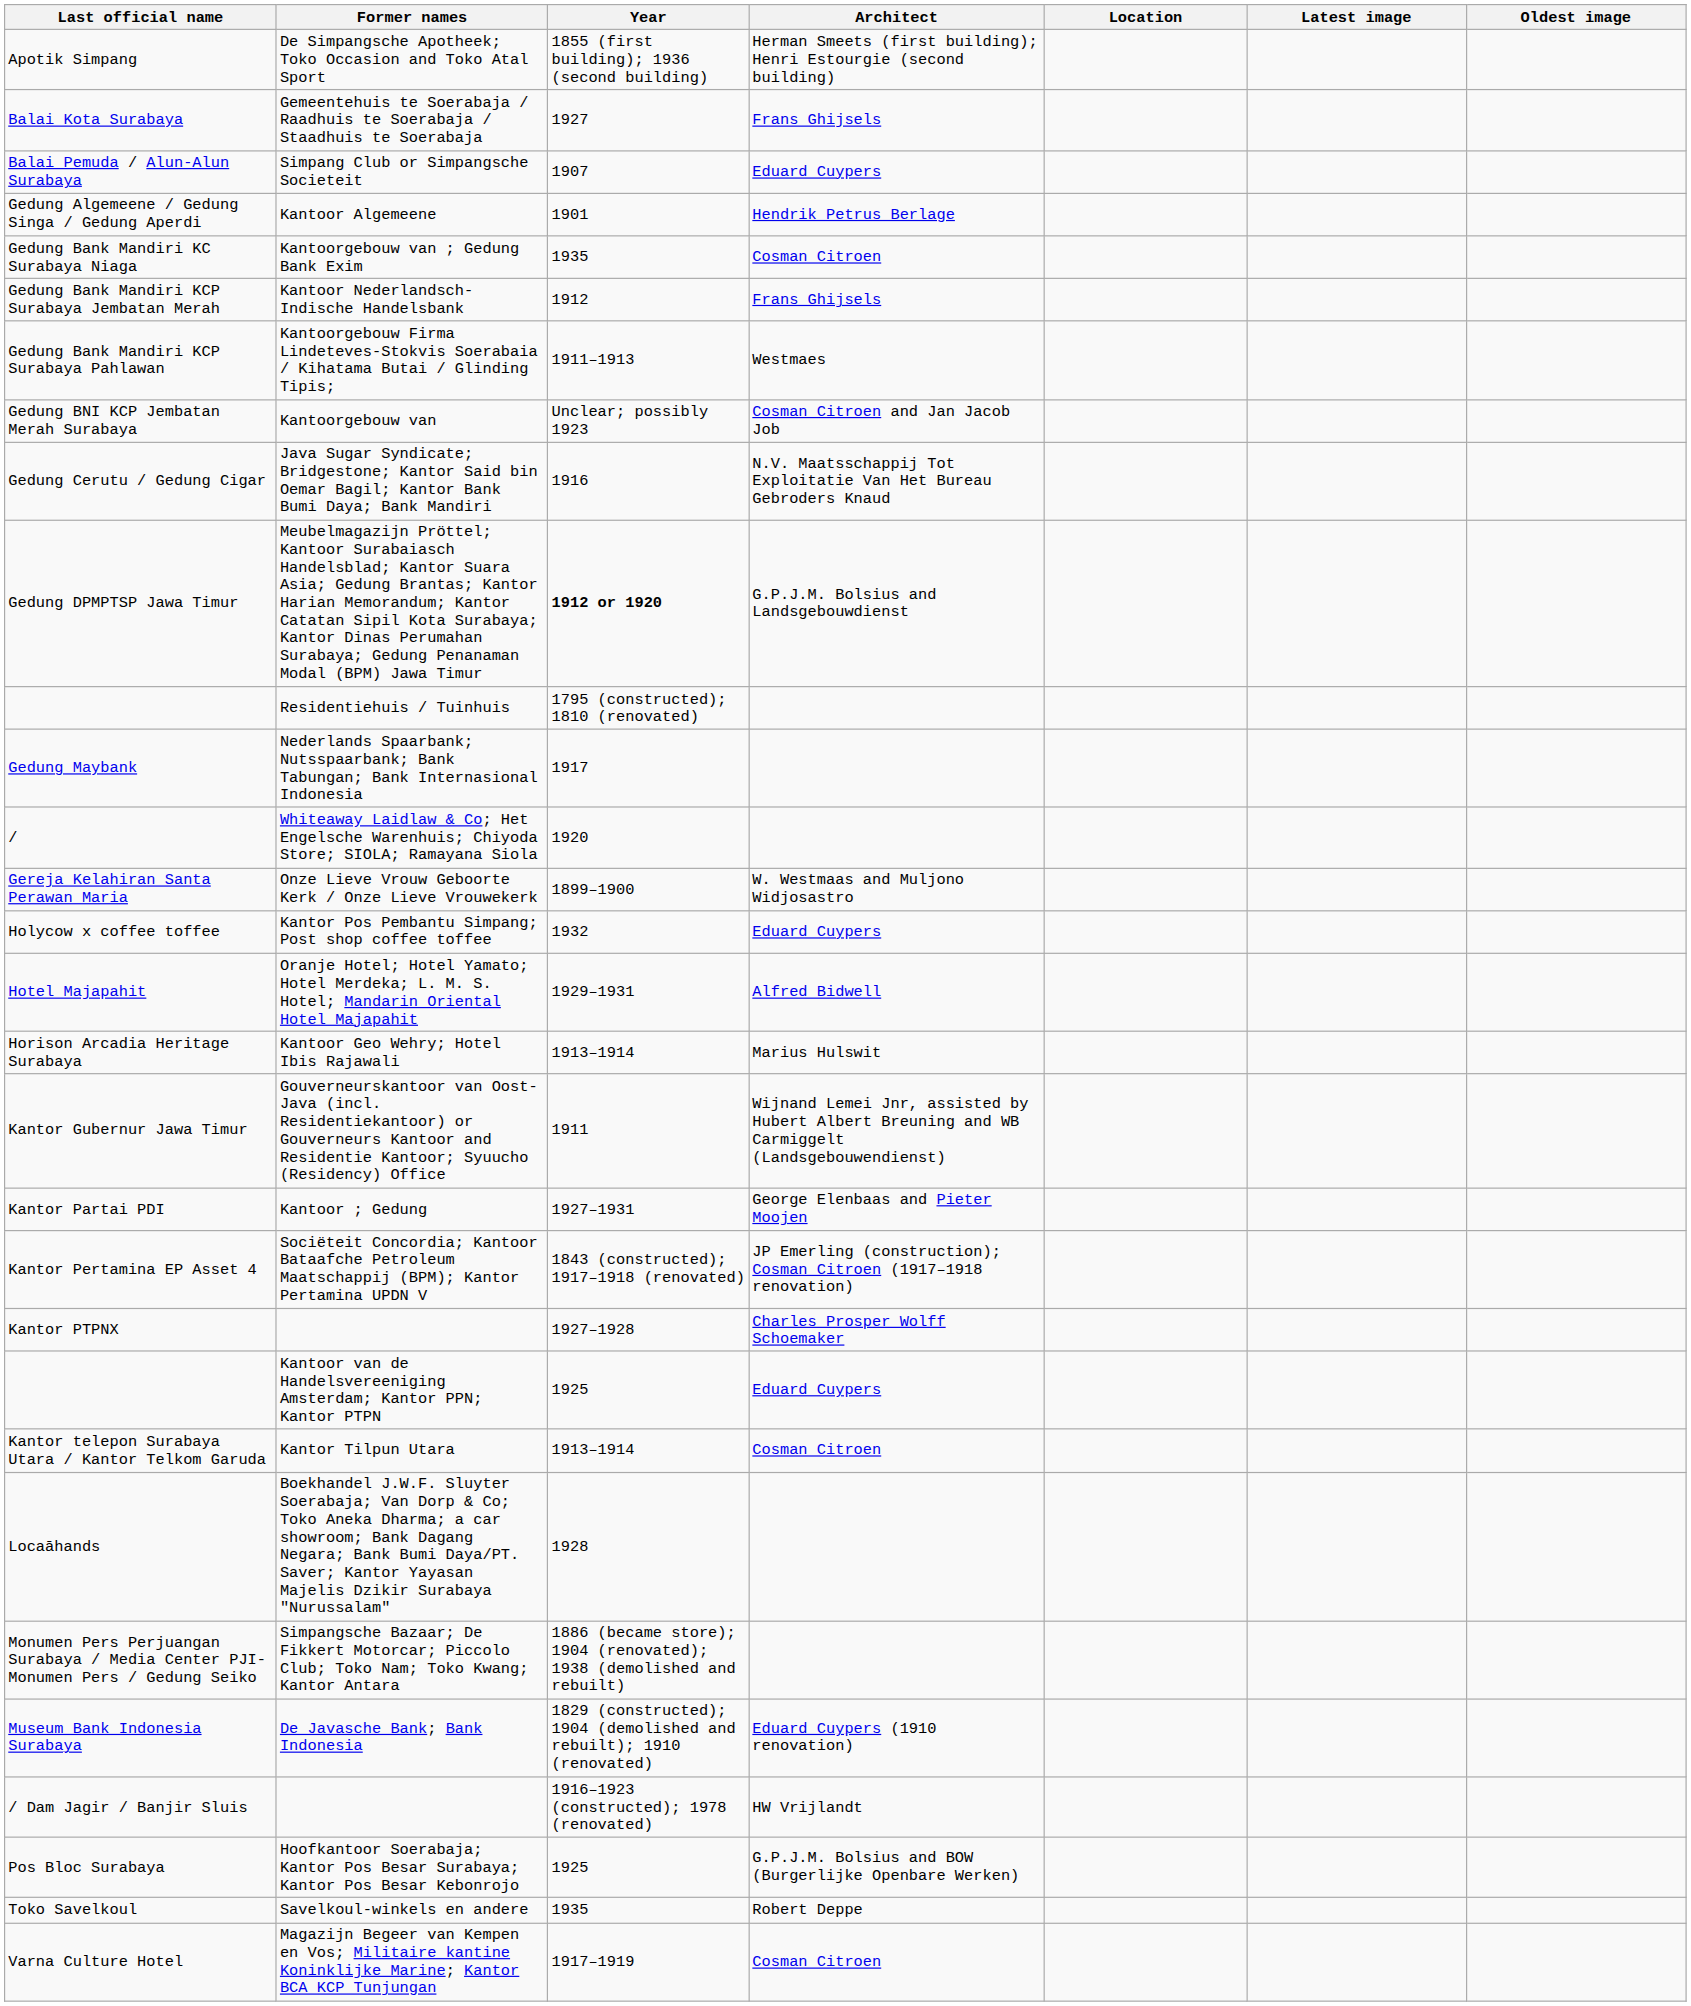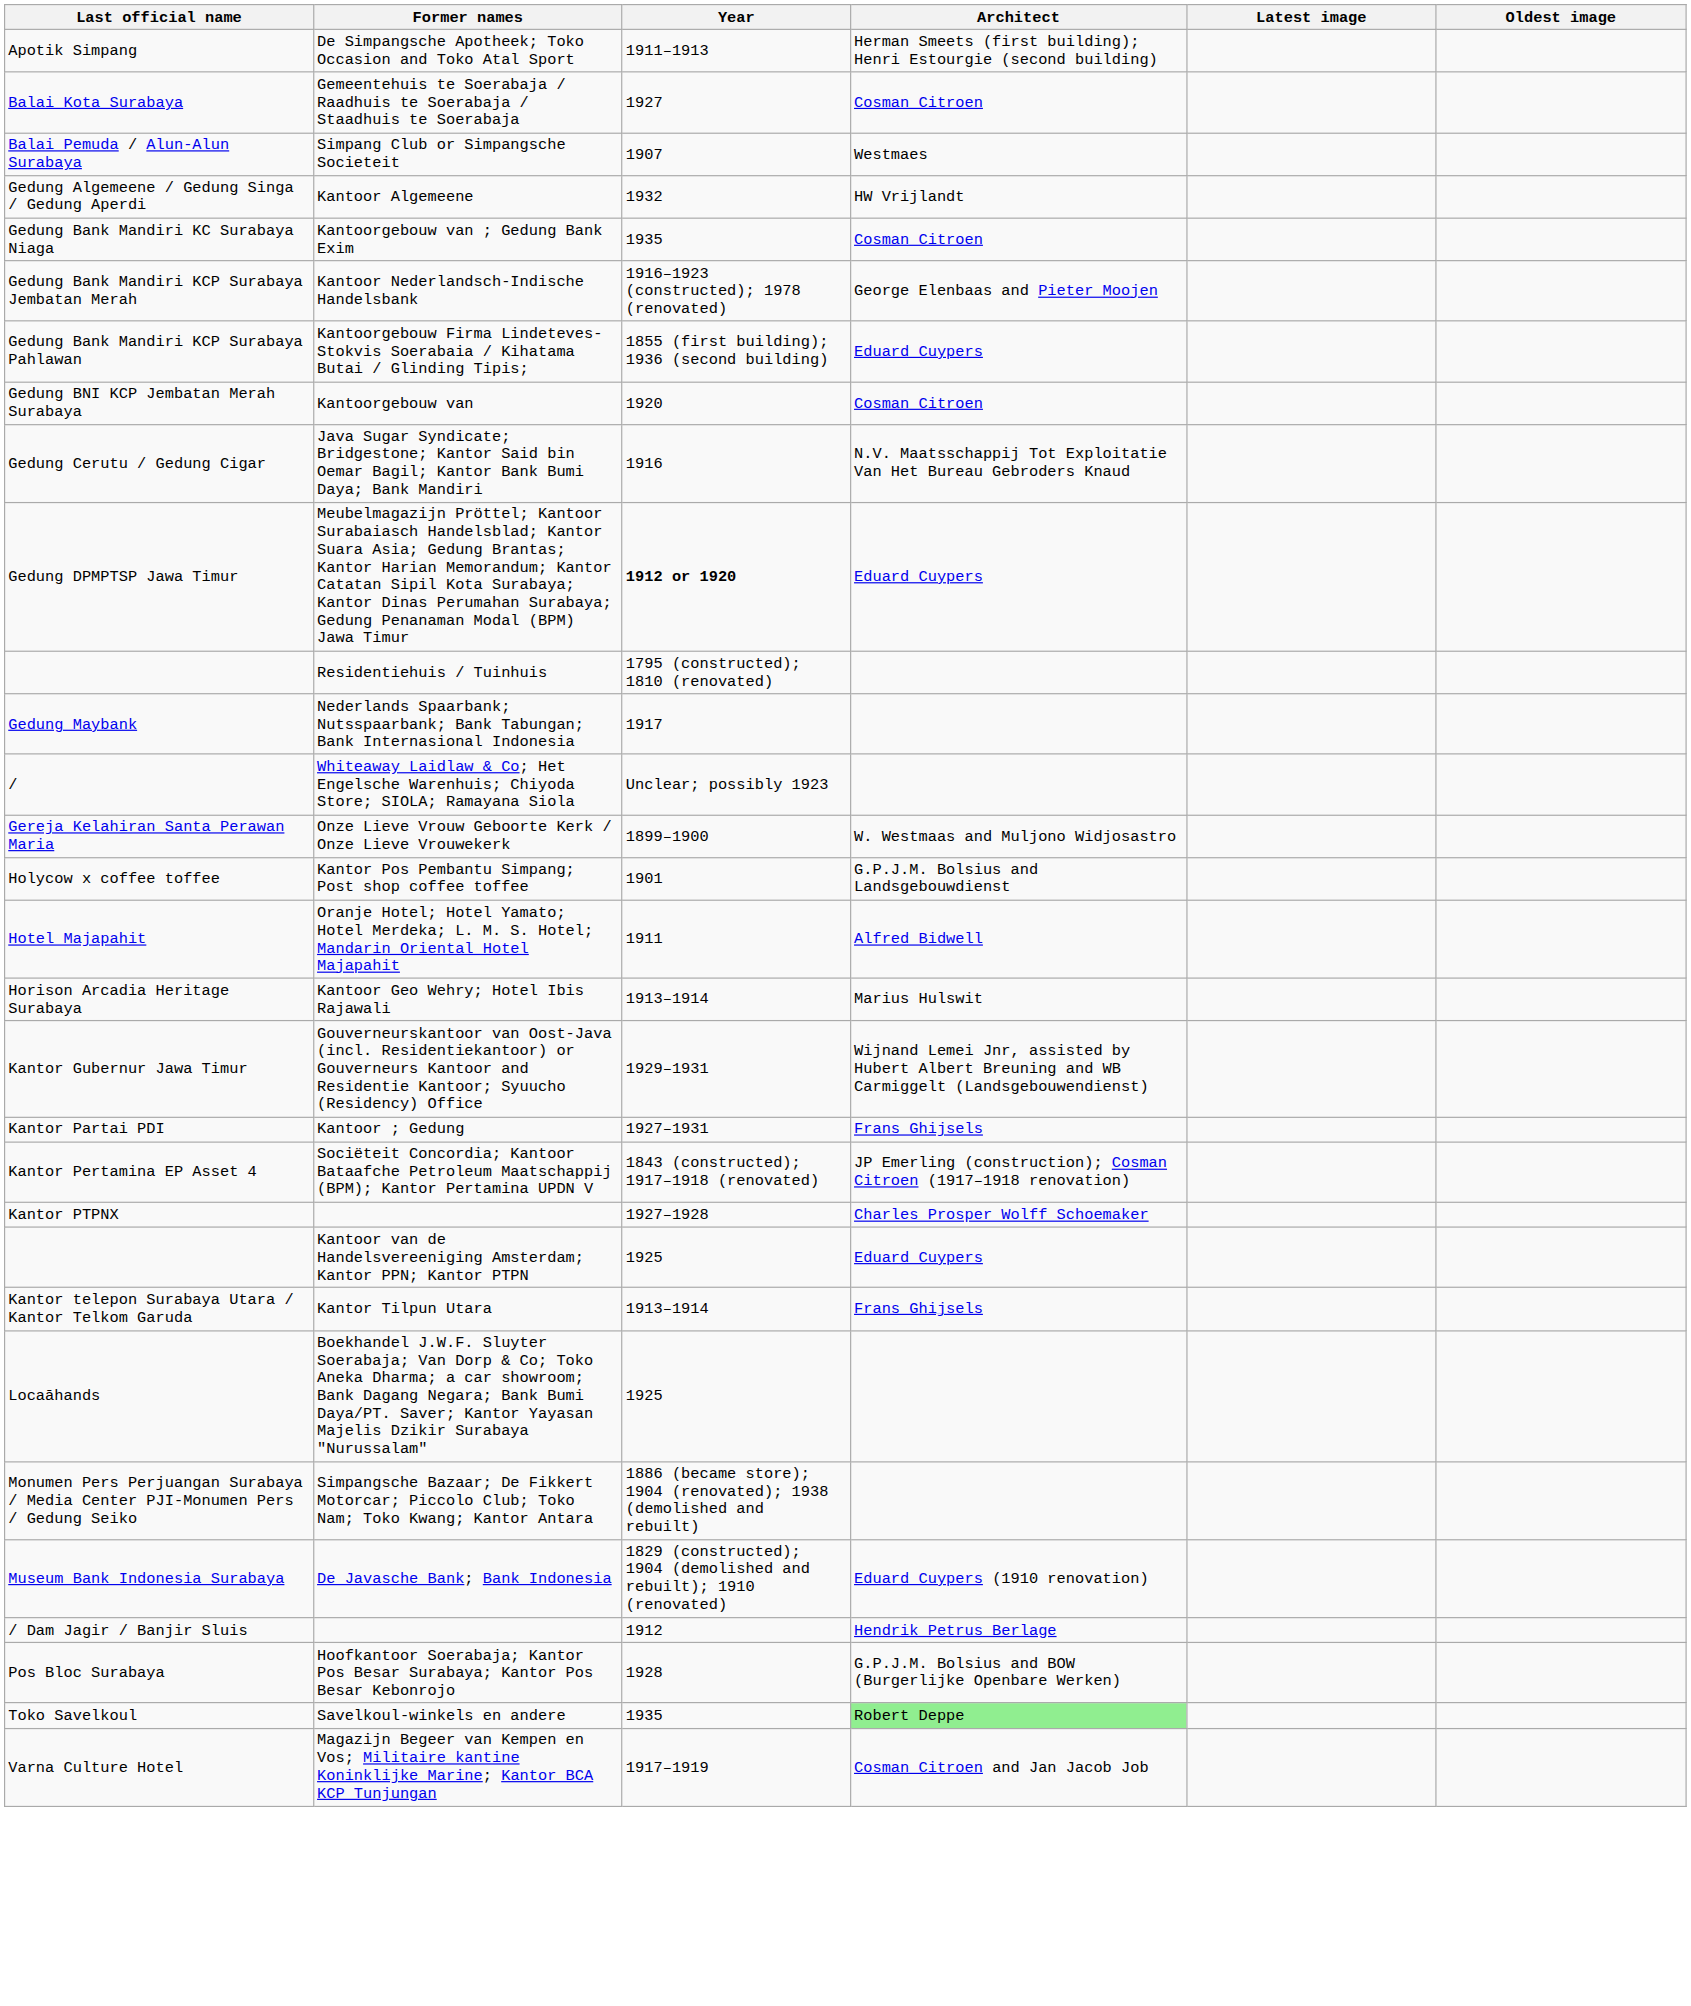- column: (1145, 17)
(630, 60) 1855 (first building); 1936 (second building) -> (667, 51) 1911–1913
(817, 120) Frans Ghijsels -> (918, 102) Cosman Citroen
(817, 172) Eduard Cuypers -> (891, 154) Westmaes
(570, 214) 1901 -> (644, 197) 1932
(854, 214) Hendrik Petrus Berlage -> (909, 197) HW Vrijlandt
(570, 300) 1912 -> (713, 291) 1916–1923 (constructed); 1978 (renovated)
(817, 300) Frans Ghijsels -> (1006, 291) George Elenbaas and Pieter Moojen
(593, 360) 1911–1913 -> (727, 351) 1855 (first building); 1936 (second building)
(789, 360) Westmaes -> (918, 351) Eduard Cuypers
(630, 421) Unclear; possibly 1923 -> (644, 403) 1920
(881, 421) Cosman Citroen and Jan Jacob Job -> (918, 403) Cosman Citroen
(844, 603) G.P.J.M. Bolsius and Landsgebouwdienst -> (918, 577) Eduard Cuypers
(570, 838) 1920 -> (727, 785) Unclear; possibly 1923
(570, 932) 1932 -> (644, 879) 1901
(817, 932) Eduard Cuypers -> (946, 879) G.P.J.M. Bolsius and Landsgebouwdienst
(593, 992) 1929–1931 -> (644, 939) 1911
(570, 1131) 1911 -> (667, 1069) 1929–1931
(872, 1209) George Elenbaas and Pieter Moojen -> (918, 1129) Frans Ghijsels
(817, 1451) Cosman Citroen -> (918, 1309) Frans Ghijsels
(570, 1546) 1928 -> (644, 1396) 1925
(639, 1807) 1916–1923 (constructed); 1978 (renovated) -> (644, 1630) 1912
(808, 1807) HW Vrijlandt -> (955, 1630) Hendrik Petrus Berlage
(570, 1868) 1925 -> (644, 1673) 1928
(808, 1910) no background -> (909, 1716) lightgreen background
(817, 1962) Cosman Citroen -> (1001, 1767) Cosman Citroen and Jan Jacob Job
